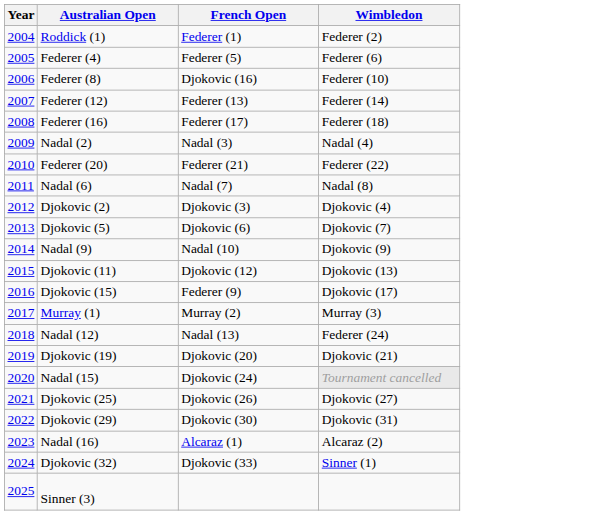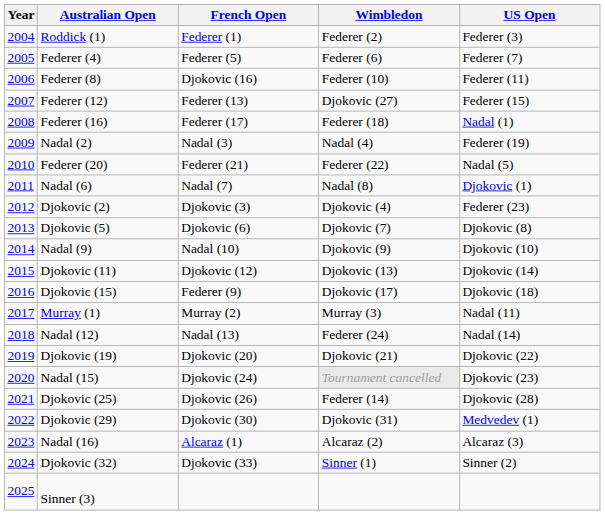+ column: (530, 15)
(355, 100) Federer (14) -> (360, 100) Djokovic (27)
(360, 398) Djokovic (27) -> (355, 398) Federer (14)
